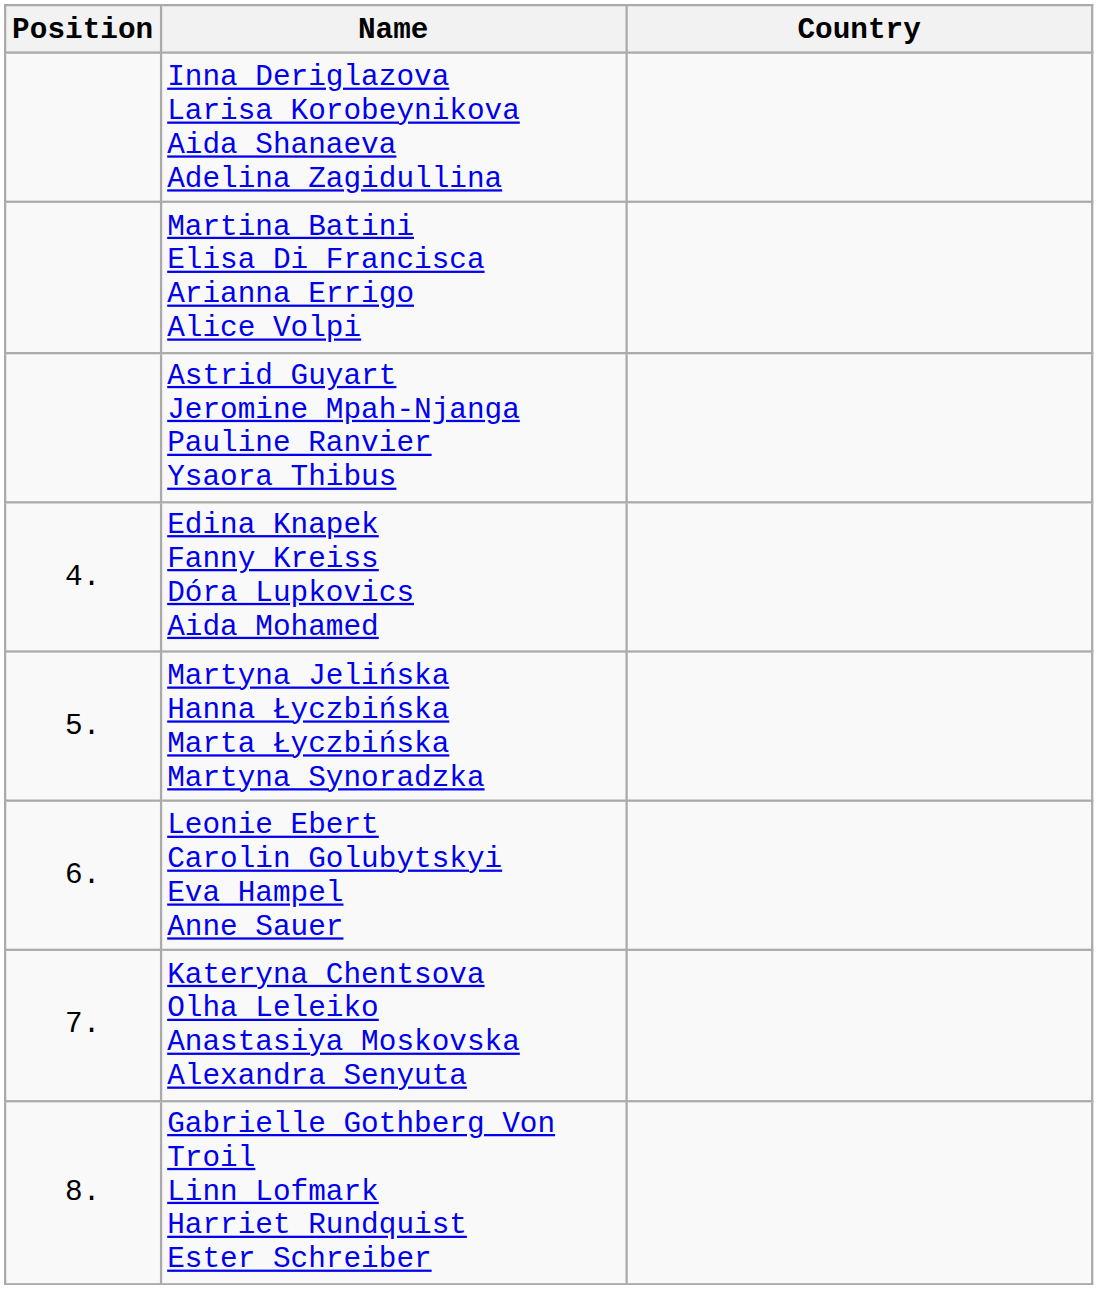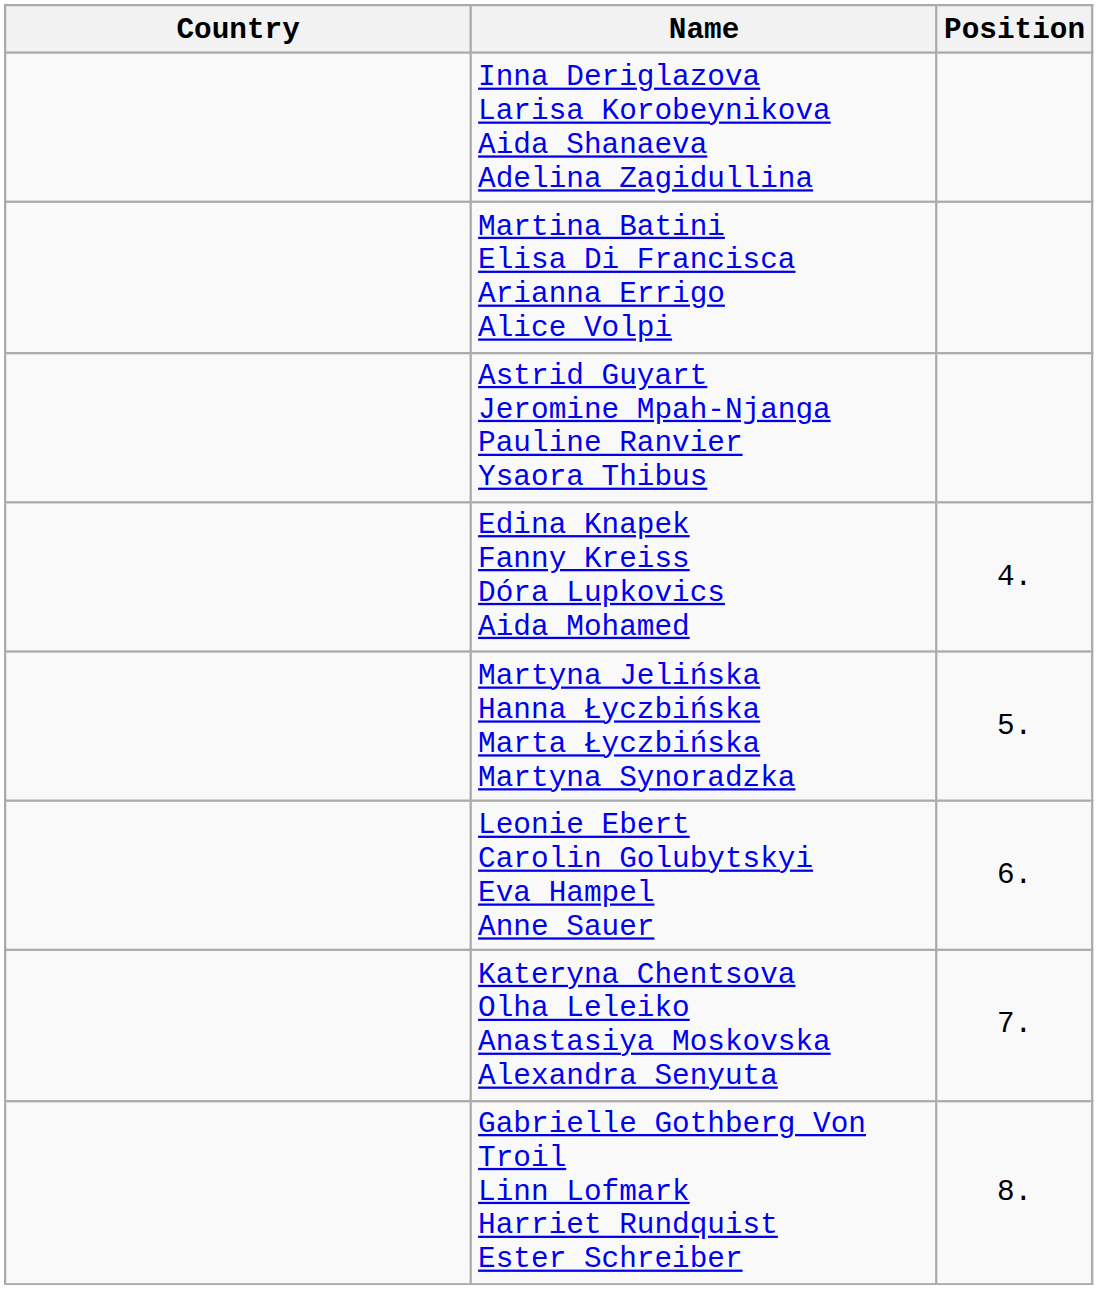columns swapped: (83, 29) <-> (859, 29)
